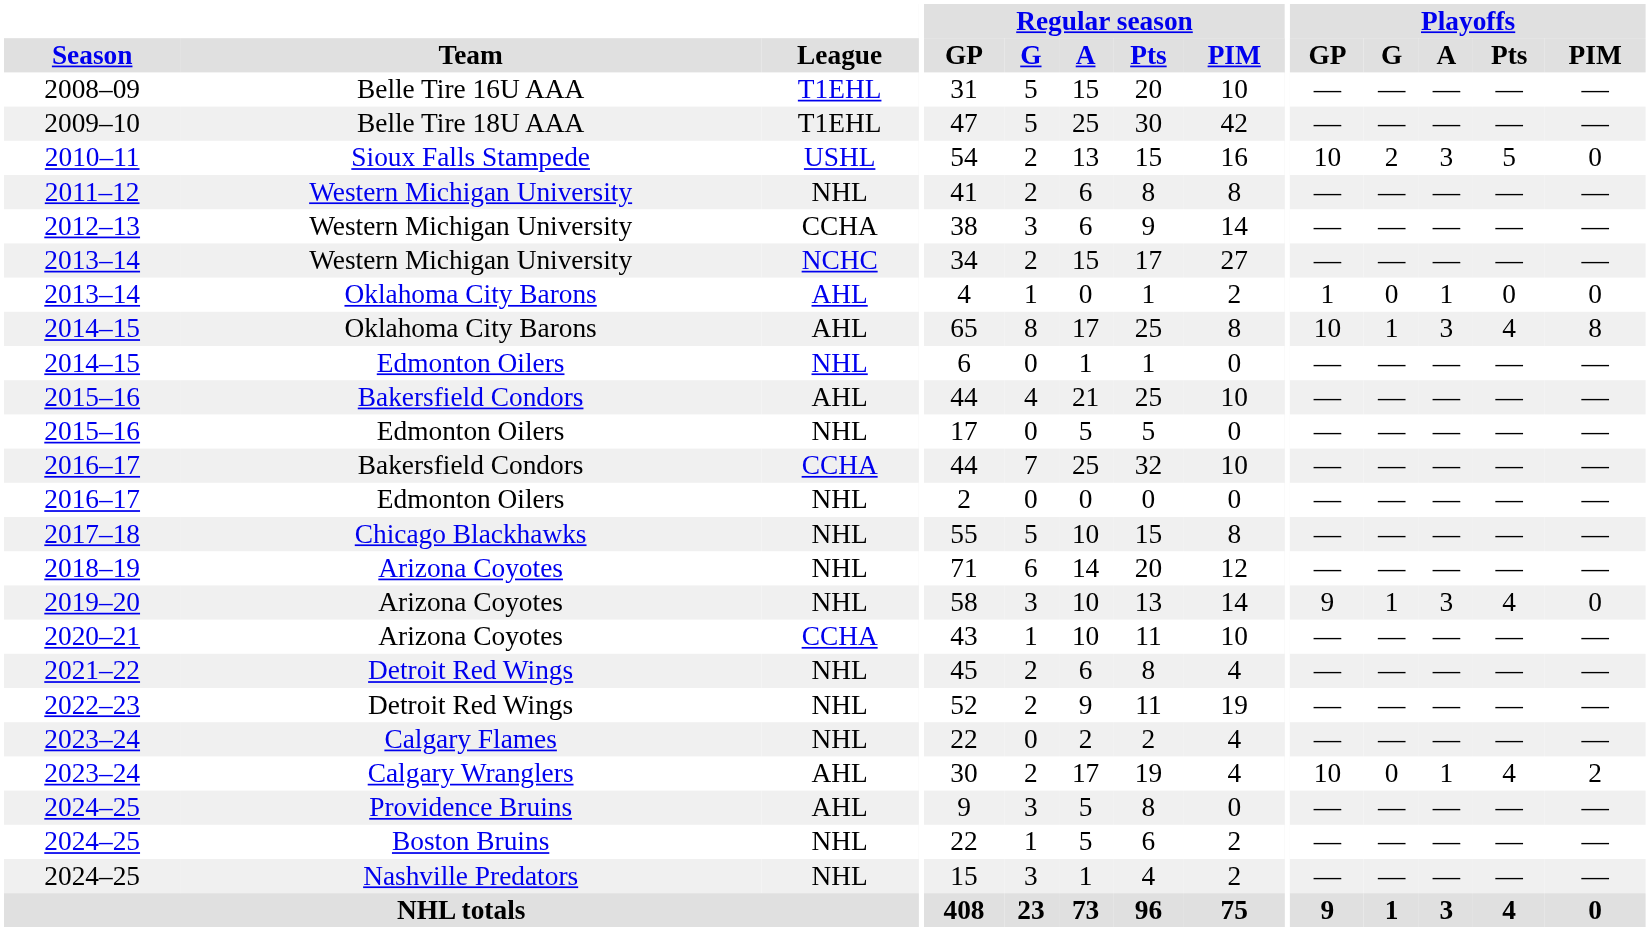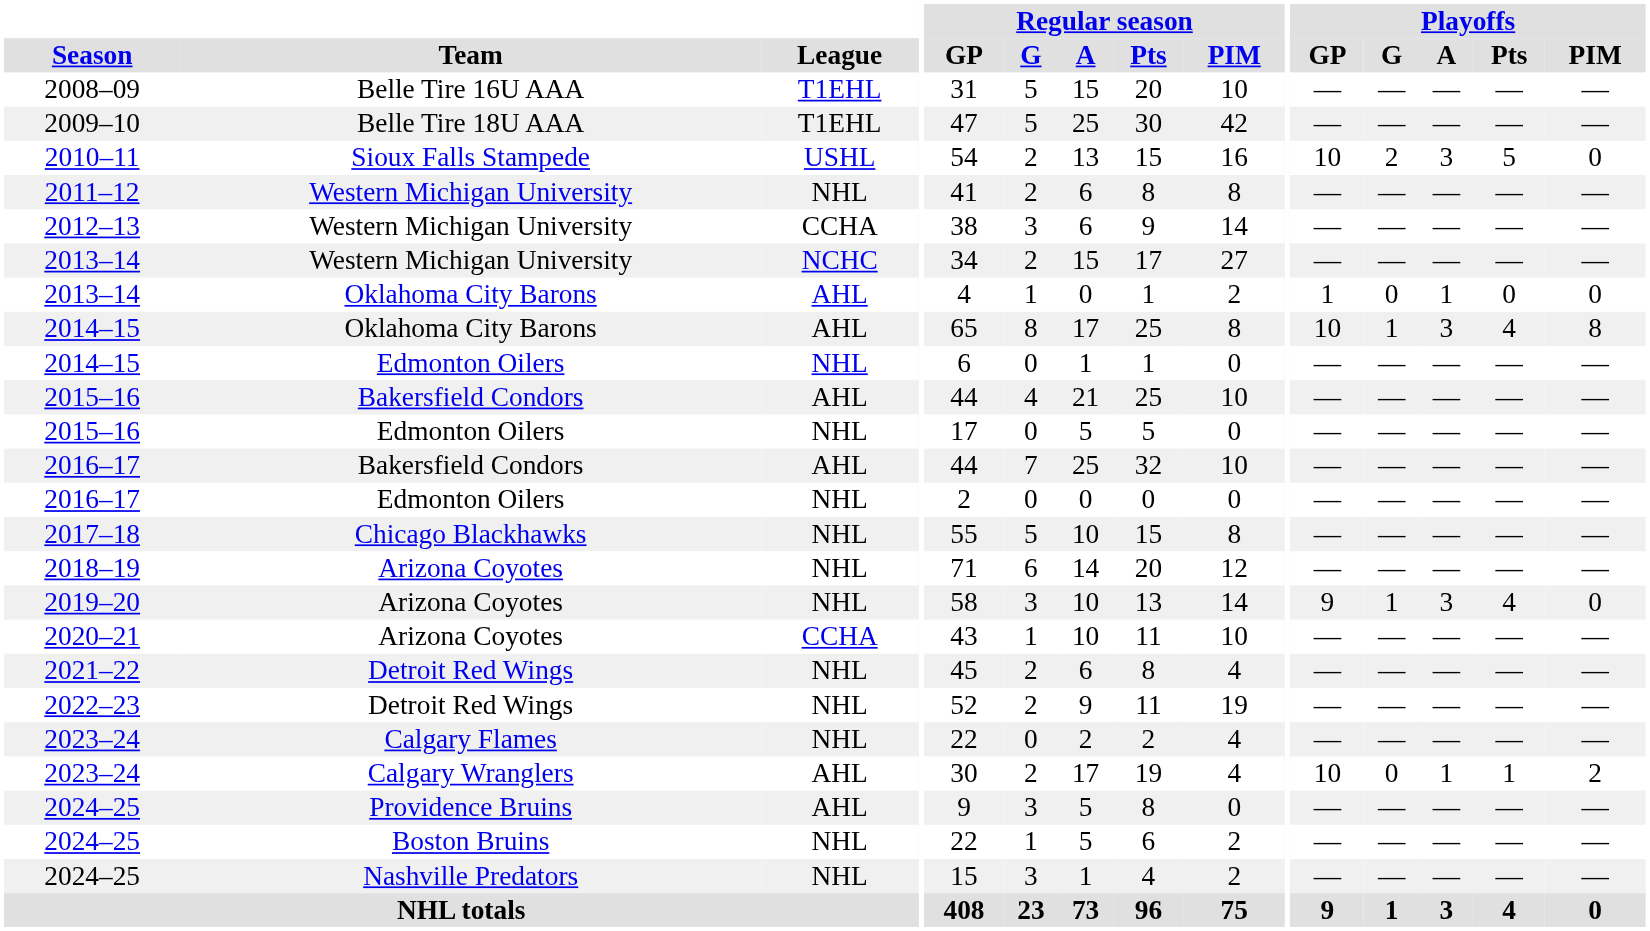(840, 465) CCHA -> (840, 465) AHL
(1509, 773) 4 -> (1509, 773) 1
